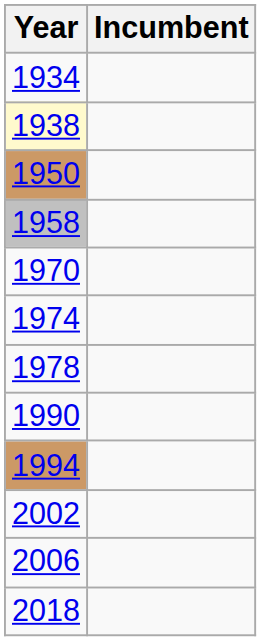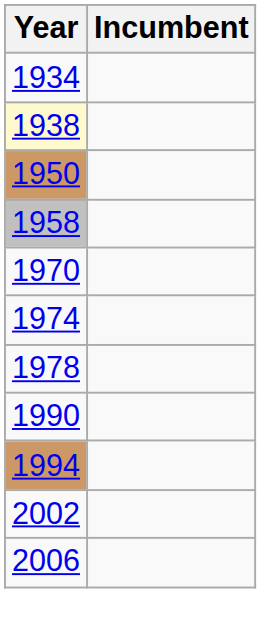- row: (46, 610)
